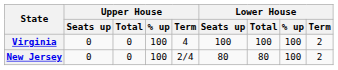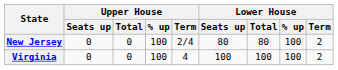rows swapped: (34, 57) <-> (34, 42)
